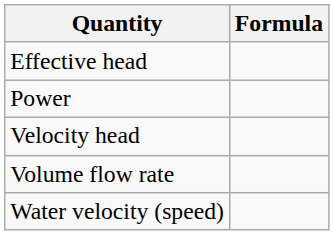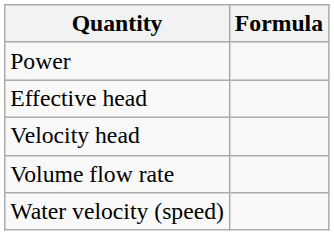rows swapped: (40, 98) <-> (79, 60)
